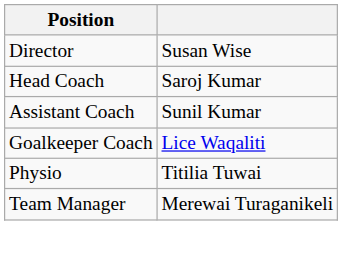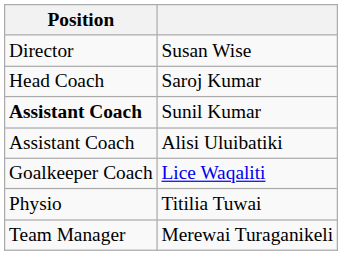(72, 111) normal -> (75, 111) bold
+ row: (222, 142)
